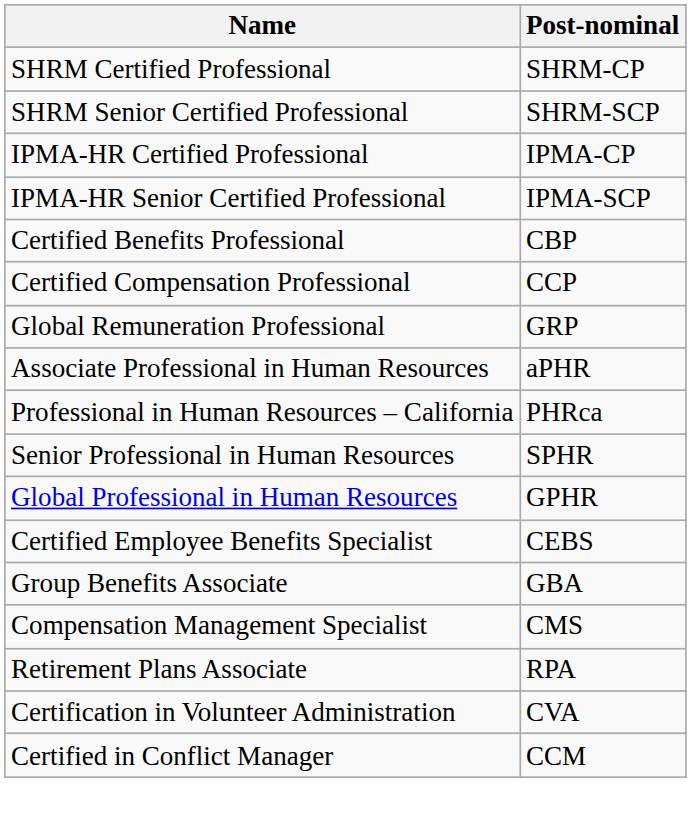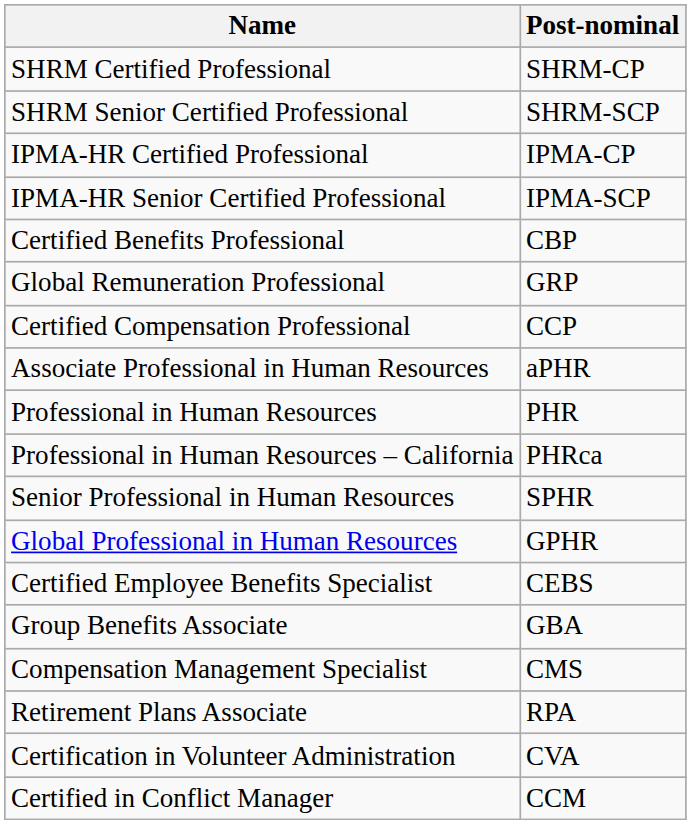rows swapped: (211, 283) <-> (198, 326)
+ row: (194, 411)
